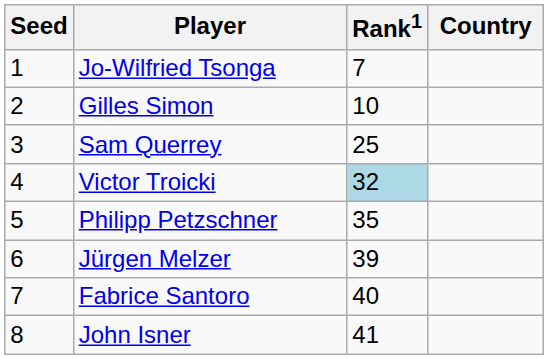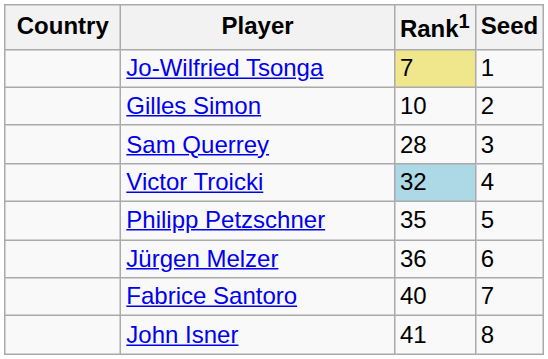columns swapped: (486, 26) <-> (39, 26)
(359, 68) no background -> (407, 68) khaki background
(366, 144) 25 -> (413, 144) 28
(366, 258) 39 -> (413, 258) 36
